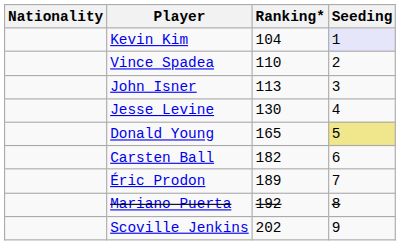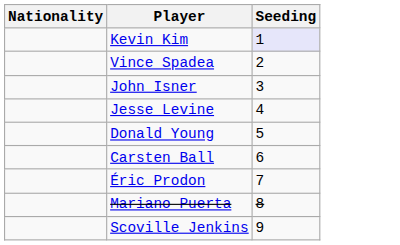- column: (290, 16)
(336, 134) khaki background -> (260, 134) no background
